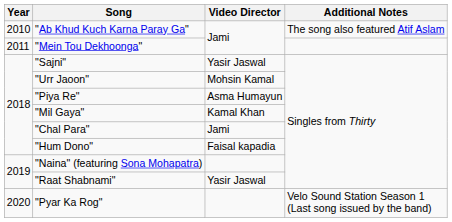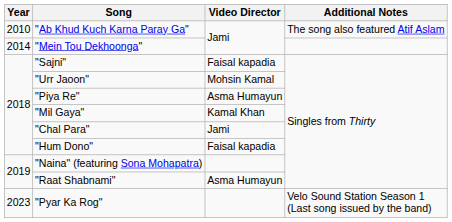(18, 46) 2011 -> (19, 46) 2014
(236, 63) Yasir Jaswal -> (241, 63) Faisal kapadia
(236, 180) Yasir Jaswal -> (245, 180) Asma Humayun
(19, 203) 2020 -> (19, 203) 2023
